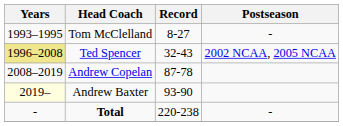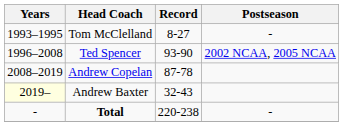(35, 53) khaki background -> (35, 53) no background
(178, 53) 32-43 -> (178, 53) 93-90
(178, 92) 93-90 -> (178, 92) 32-43
